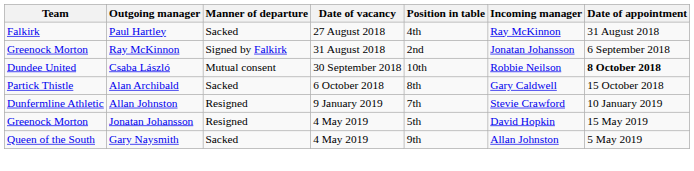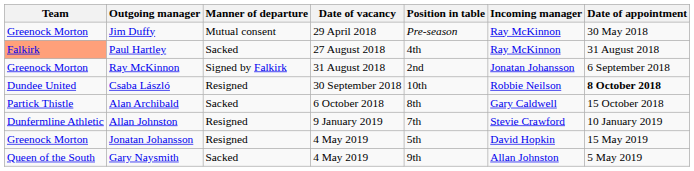+ row: (132, 31)
(23, 31) no background -> (23, 49) lightsalmon background
(241, 67) Mutual consent -> (227, 85) Resigned
